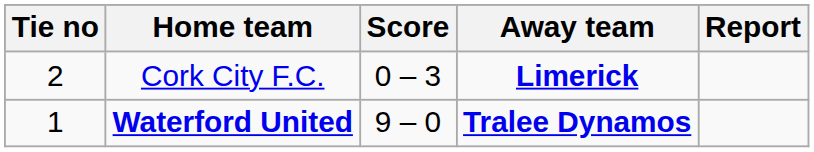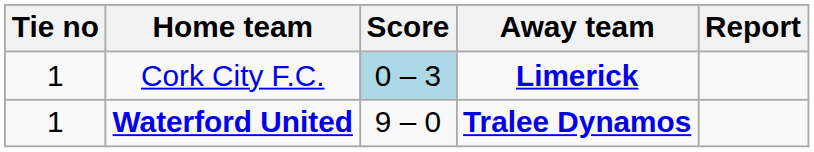(55, 75) 2 -> (55, 75) 1
(408, 75) no background -> (408, 75) lightblue background
